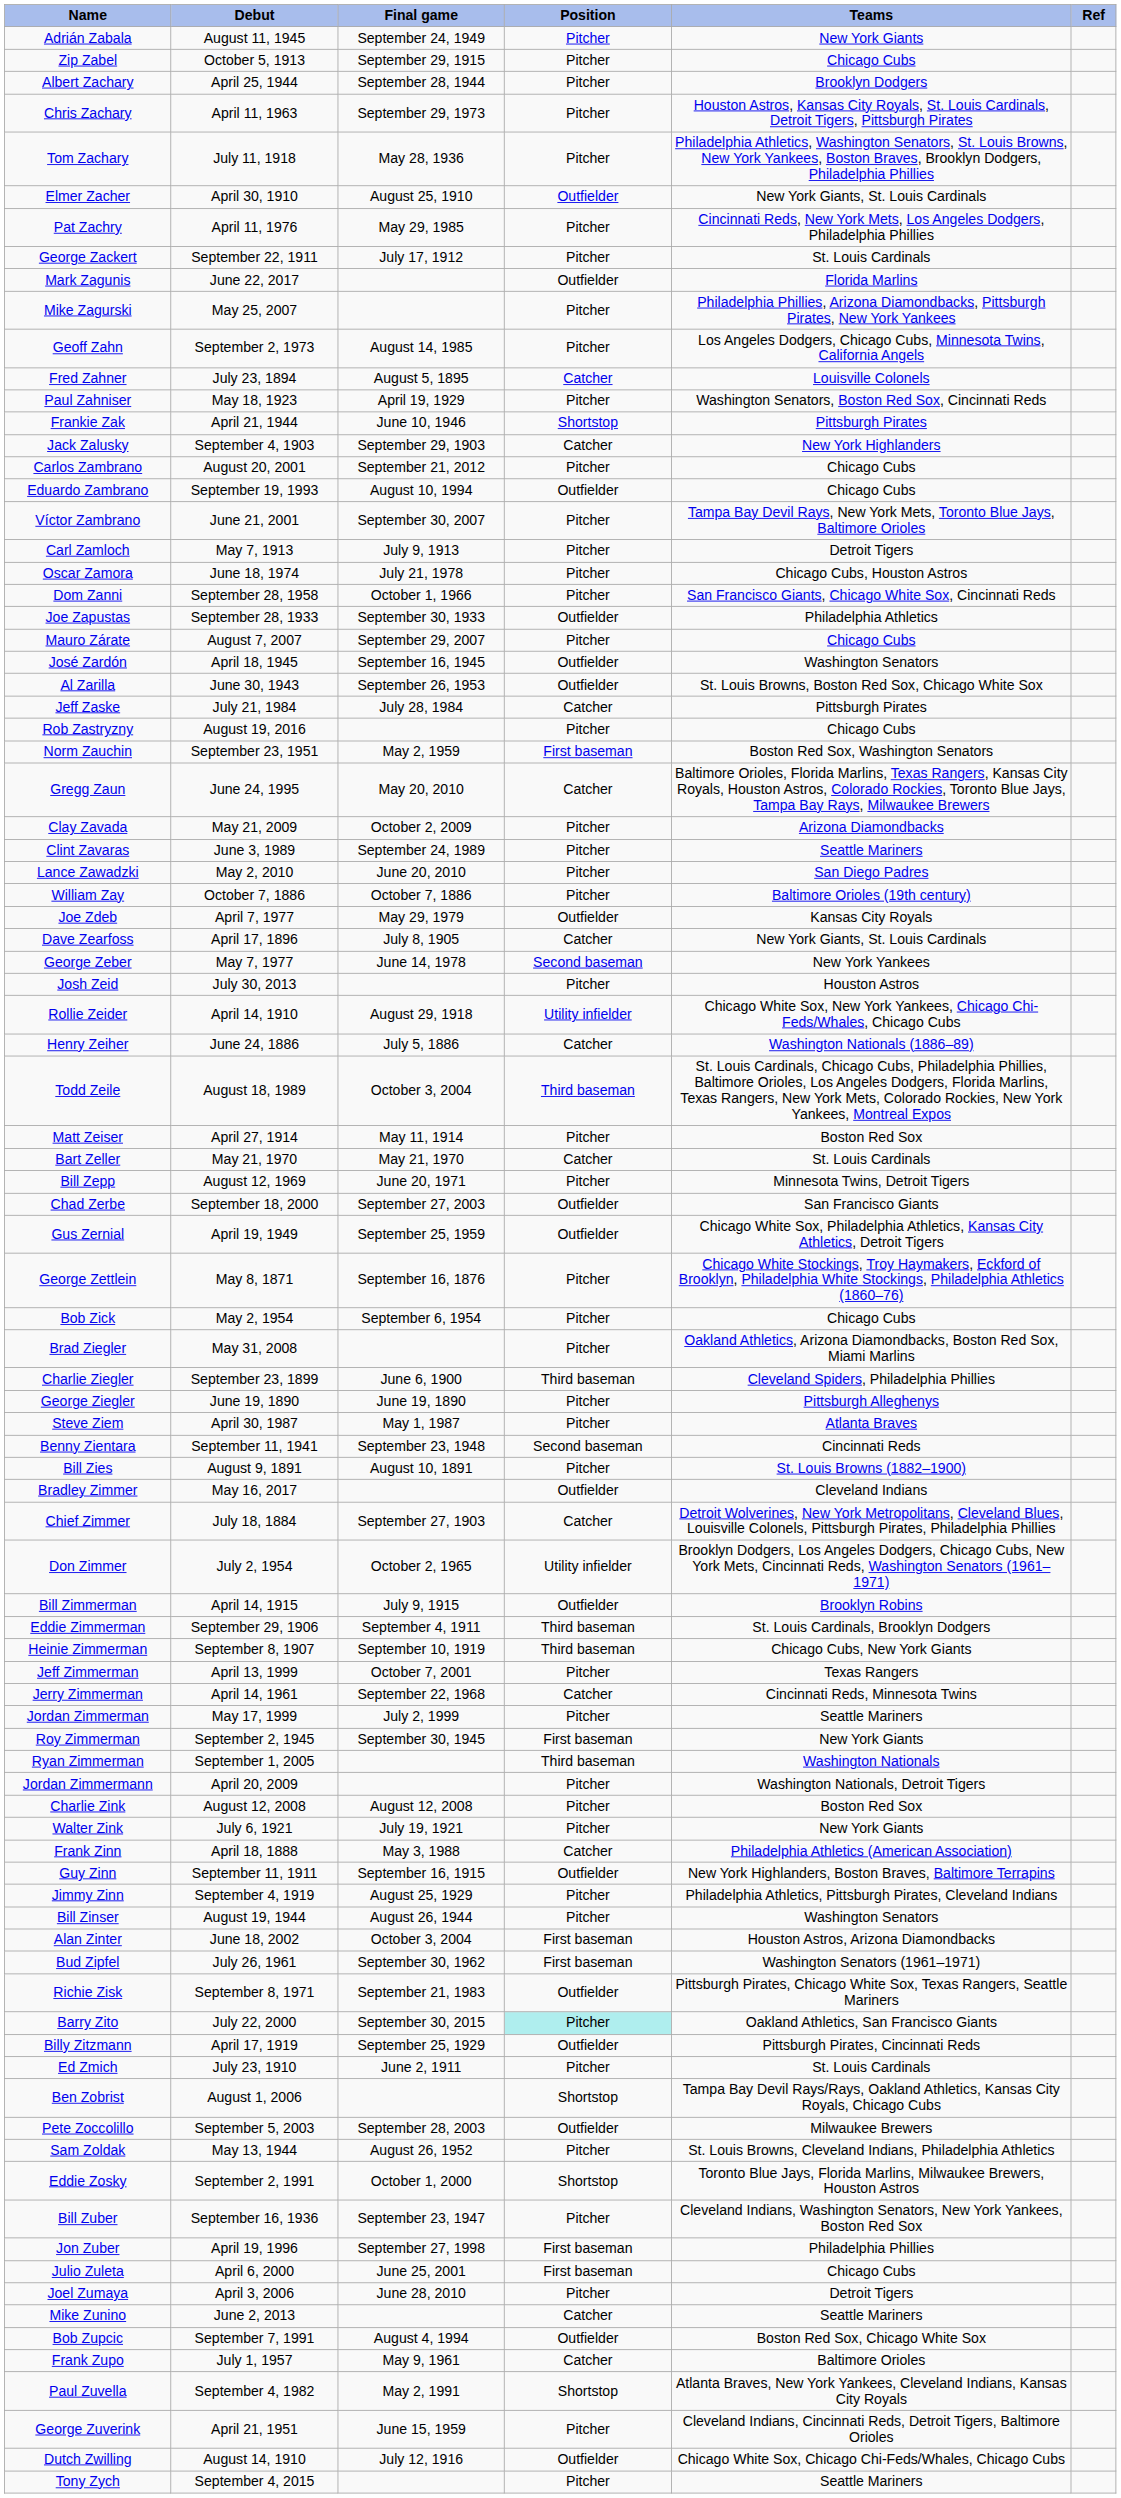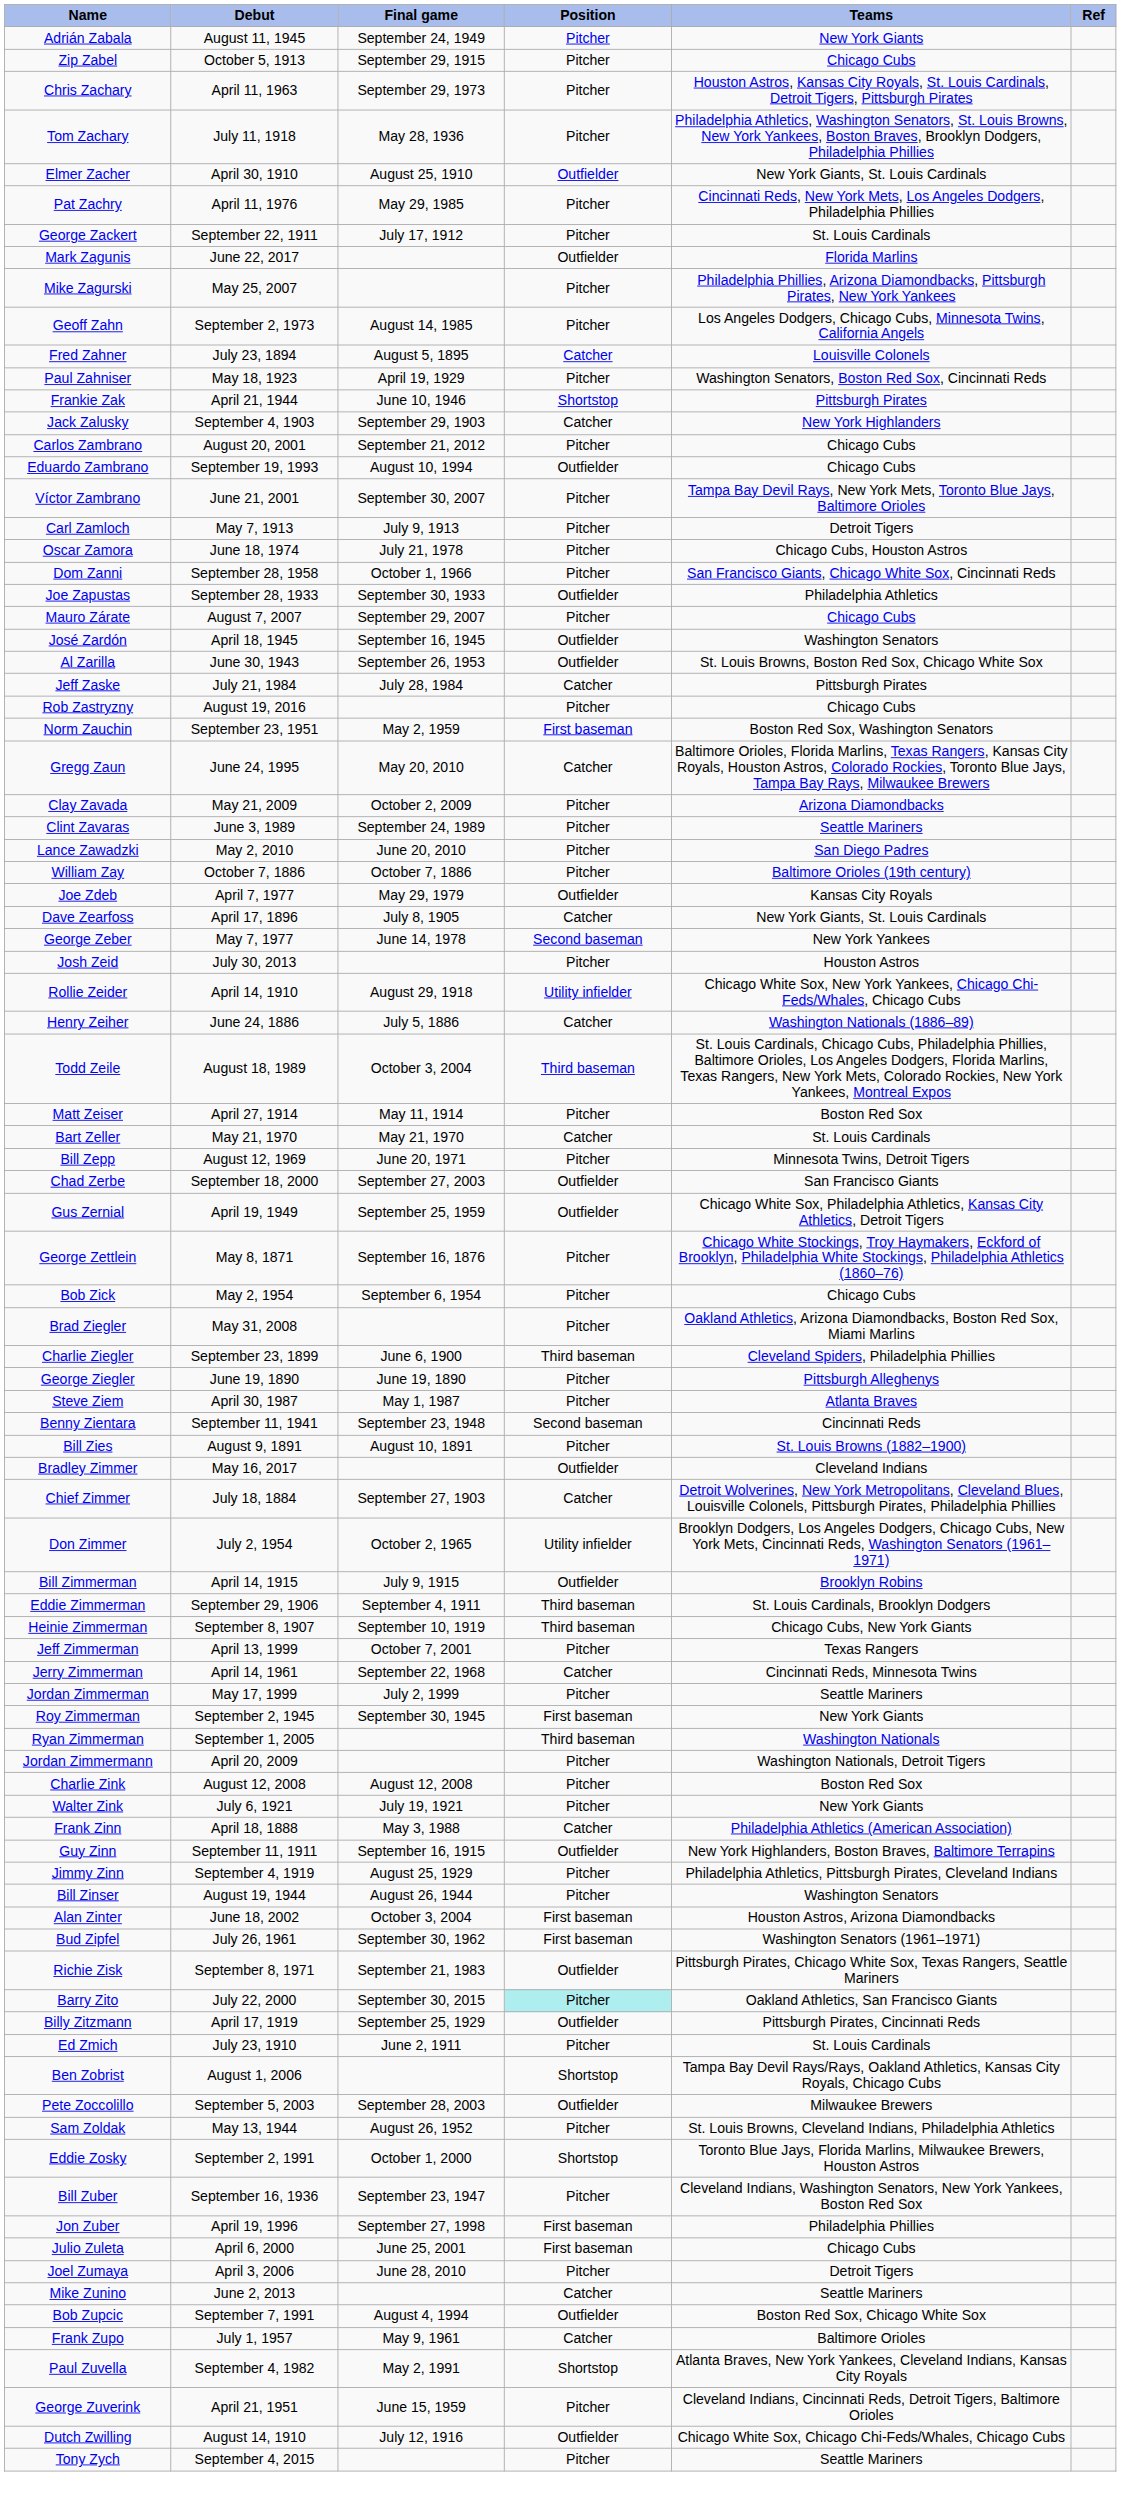- row: (88, 82)
